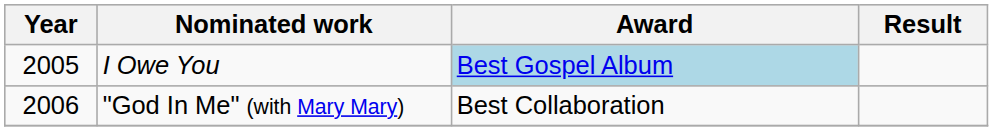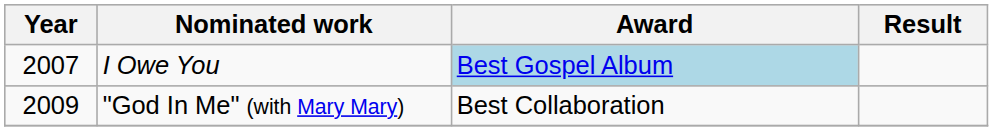(51, 65) 2005 -> (51, 65) 2007
(51, 105) 2006 -> (51, 105) 2009
